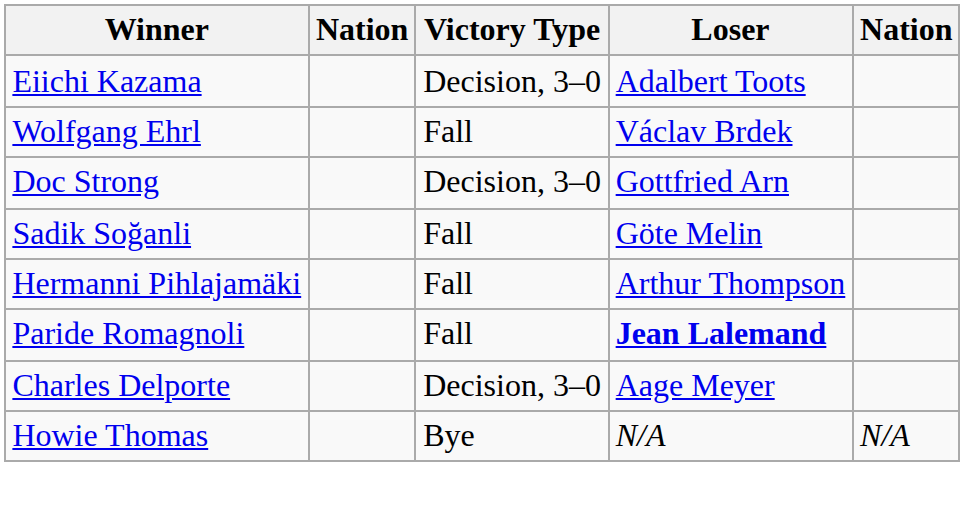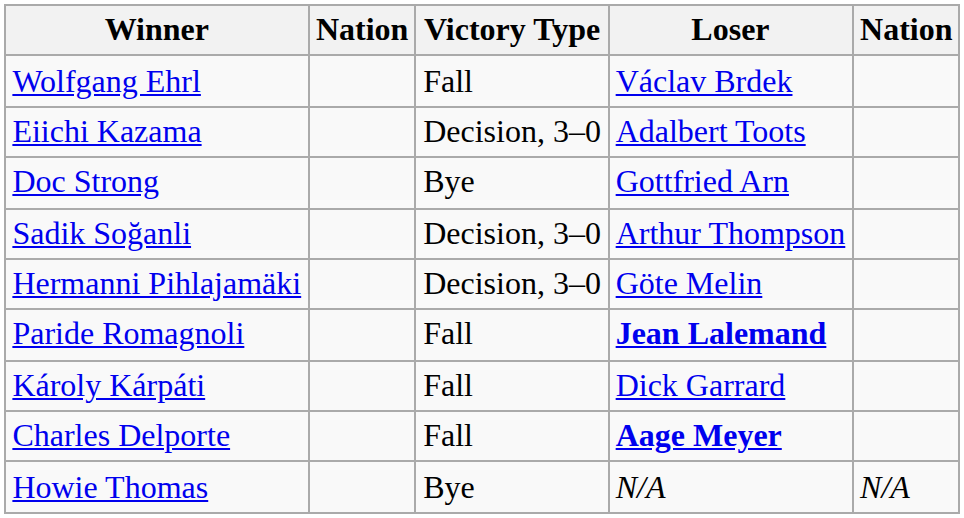rows swapped: (107, 80) <-> (107, 131)
(512, 182) Decision, 3–0 -> (449, 182) Bye
(448, 232) Fall -> (512, 232) Decision, 3–0
(689, 232) Göte Melin -> (730, 232) Arthur Thompson
(448, 283) Fall -> (512, 283) Decision, 3–0
(730, 283) Arthur Thompson -> (689, 283) Göte Melin
+ row: (109, 385)
(512, 385) Decision, 3–0 -> (448, 435) Fall
(695, 385) normal -> (699, 435) bold
